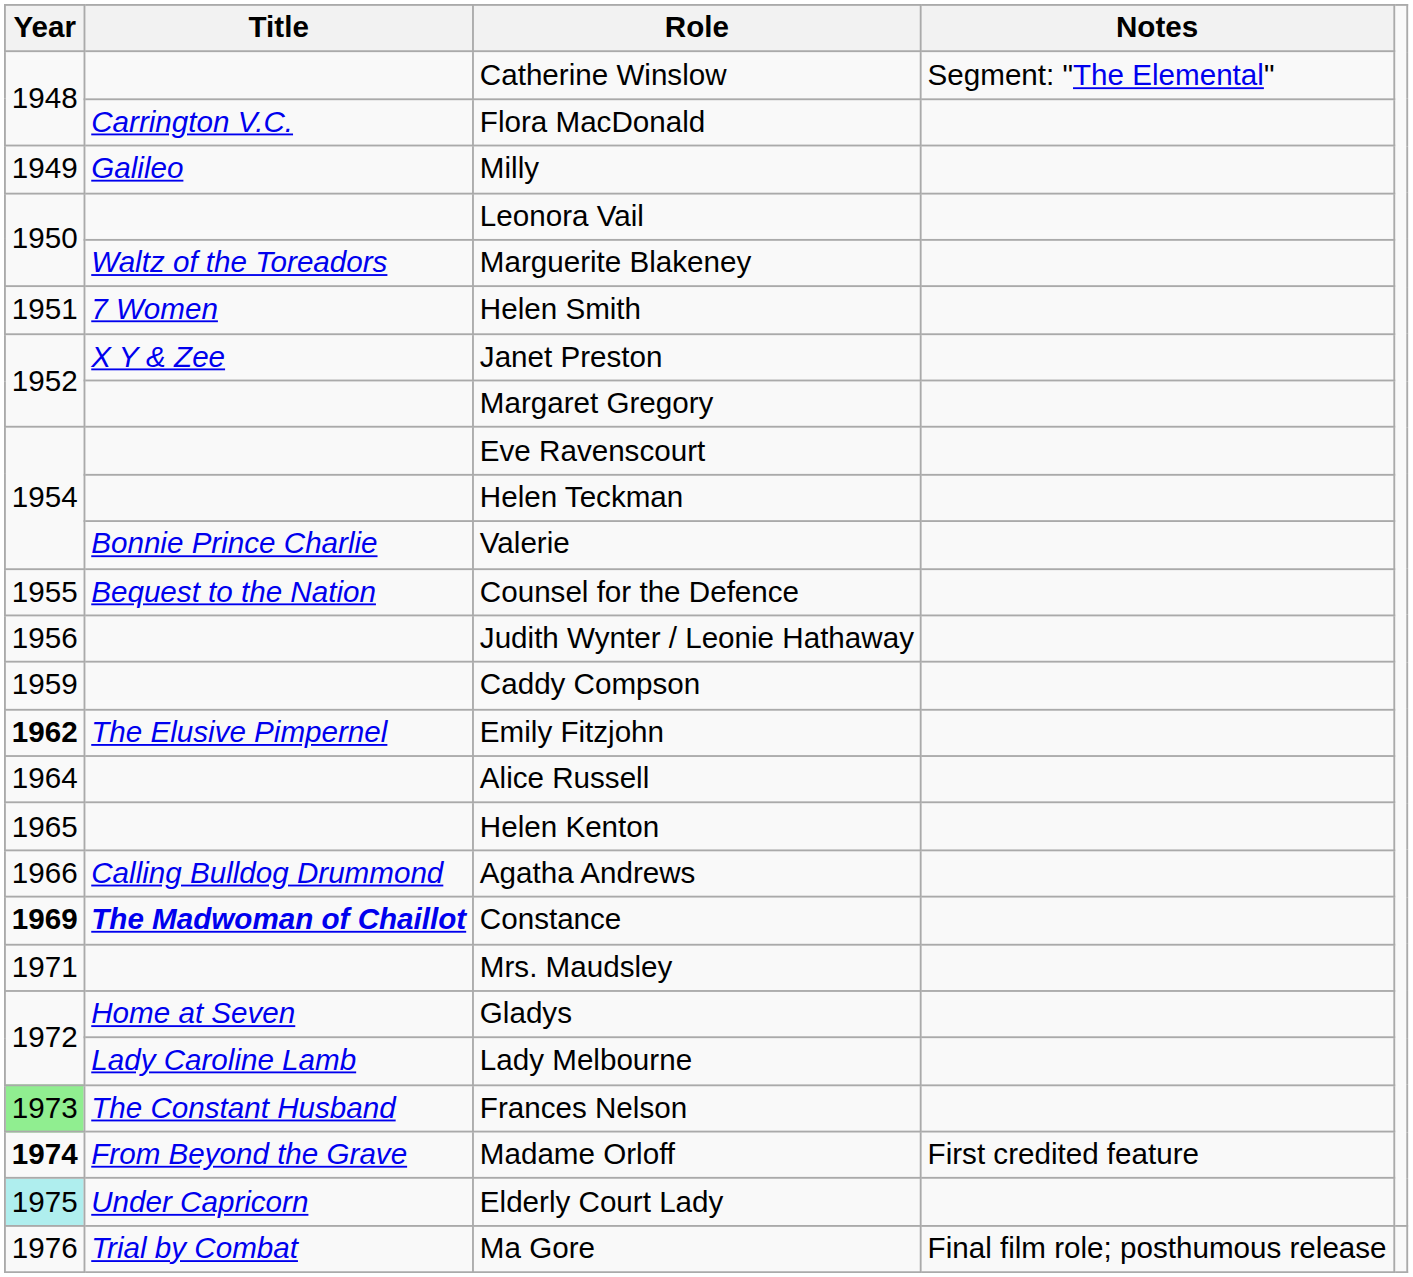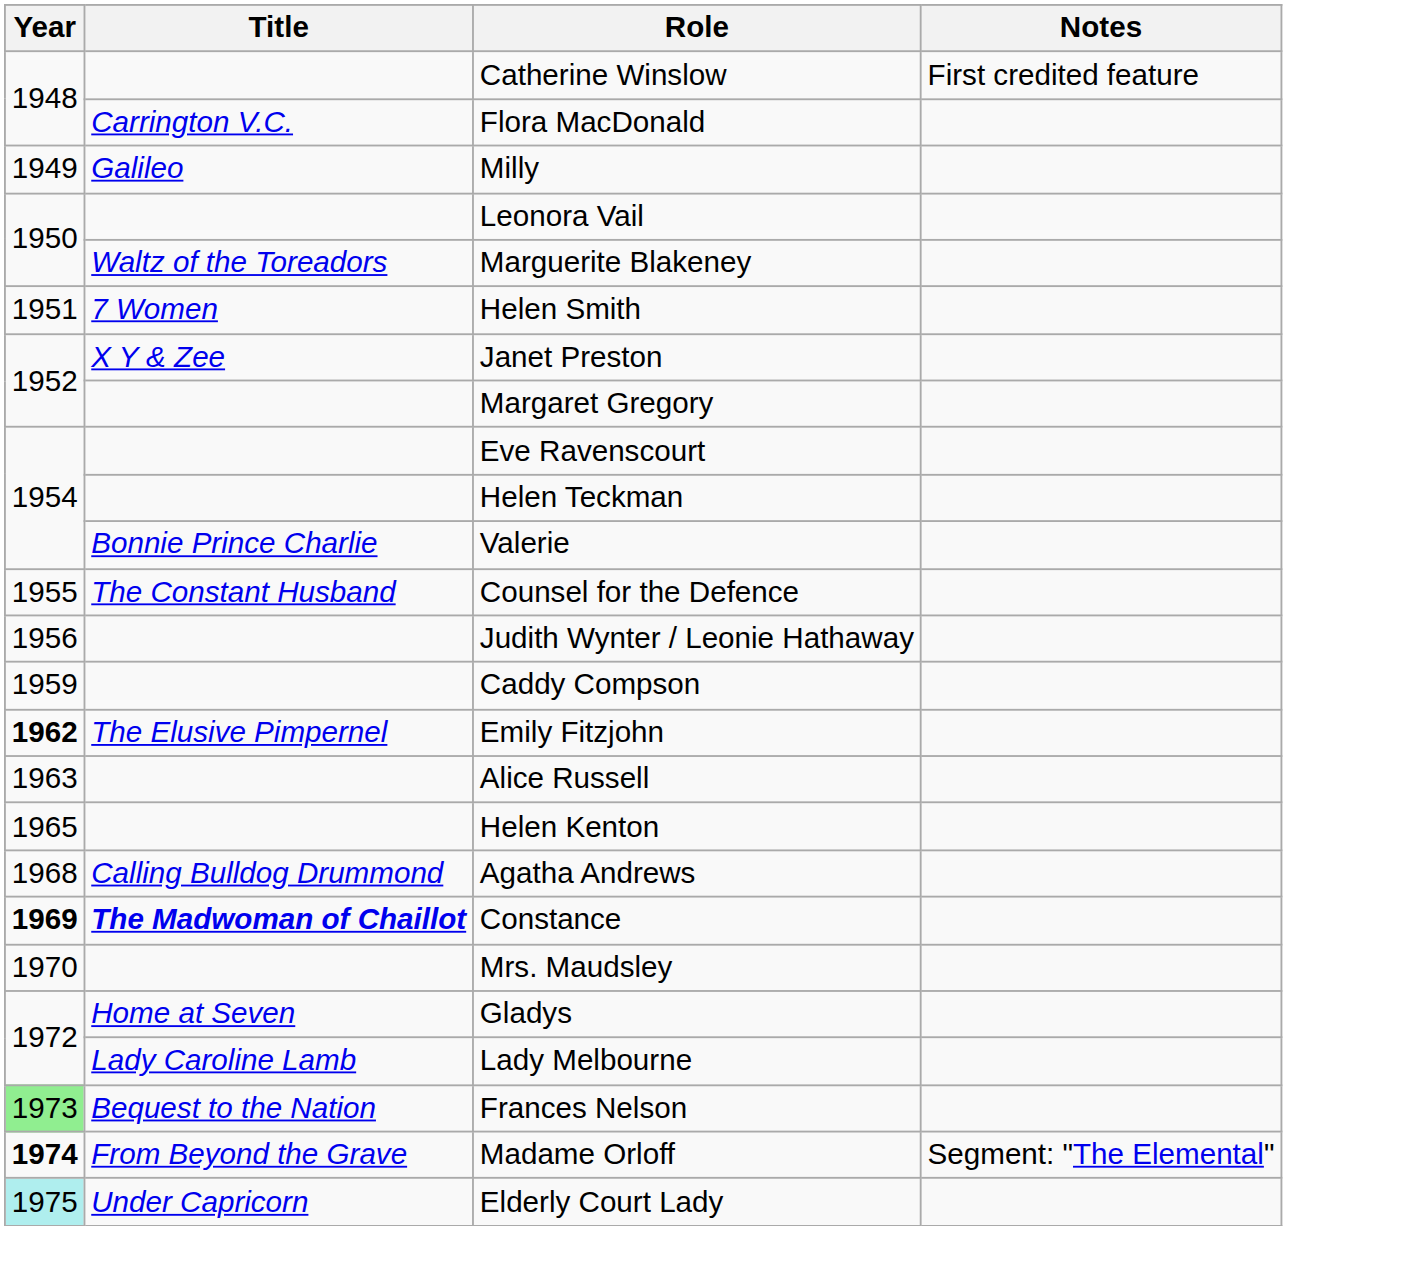(1101, 74) Segment: "The Elemental" -> (1063, 74) First credited feature
(234, 591) Bequest to the Nation -> (243, 591) The Constant Husband
(45, 779) 1964 -> (45, 779) 1963
(45, 872) 1966 -> (45, 872) 1968
(45, 966) 1971 -> (45, 966) 1970
(243, 1107) The Constant Husband -> (234, 1107) Bequest to the Nation
(1063, 1154) First credited feature -> (1101, 1154) Segment: "The Elemental"
- row: (537, 1248)
